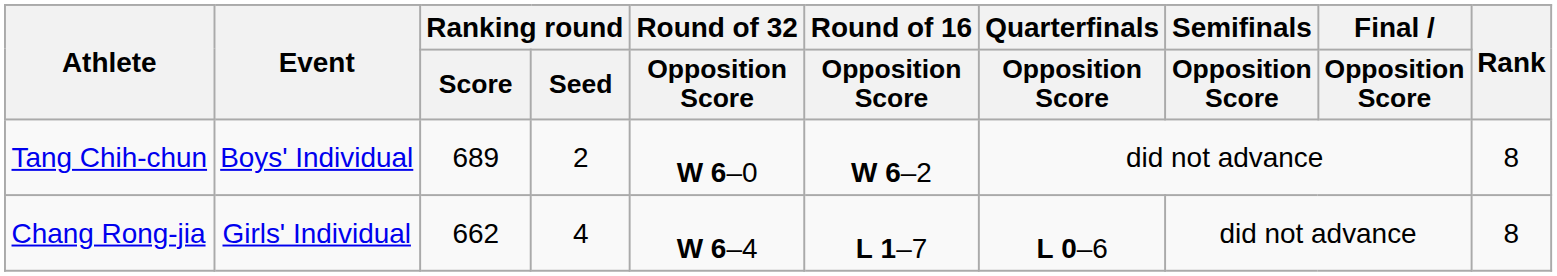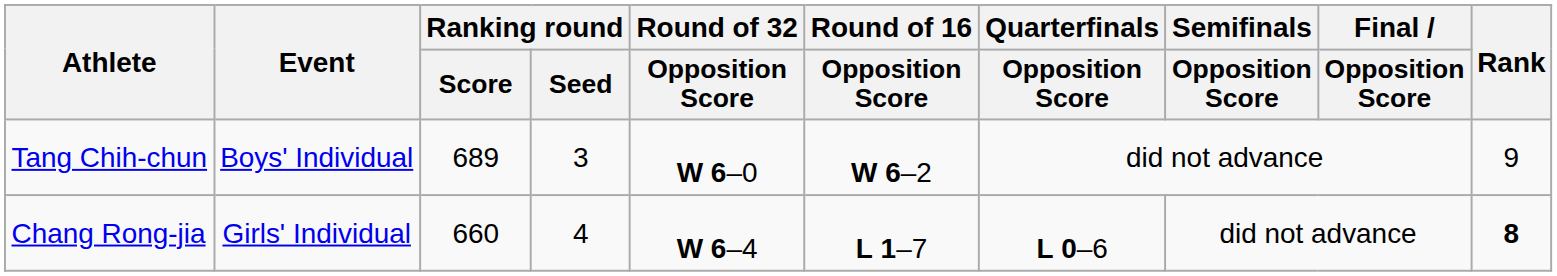(581, 158) 2 -> (581, 158) 3
(1511, 158) 8 -> (1511, 158) 9
(476, 233) 662 -> (476, 233) 660
(1511, 233) normal -> (1511, 233) bold
